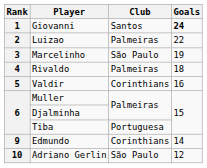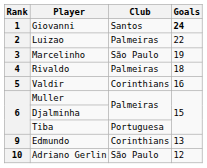(179, 141) 14 -> (179, 141) 13
